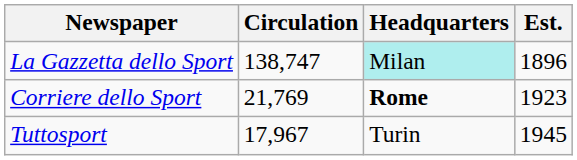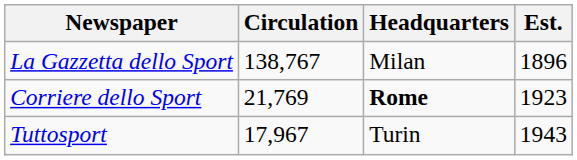(282, 60) 138,747 -> (282, 60) 138,767
(397, 60) paleturquoise background -> (397, 60) no background
(543, 135) 1945 -> (543, 135) 1943
